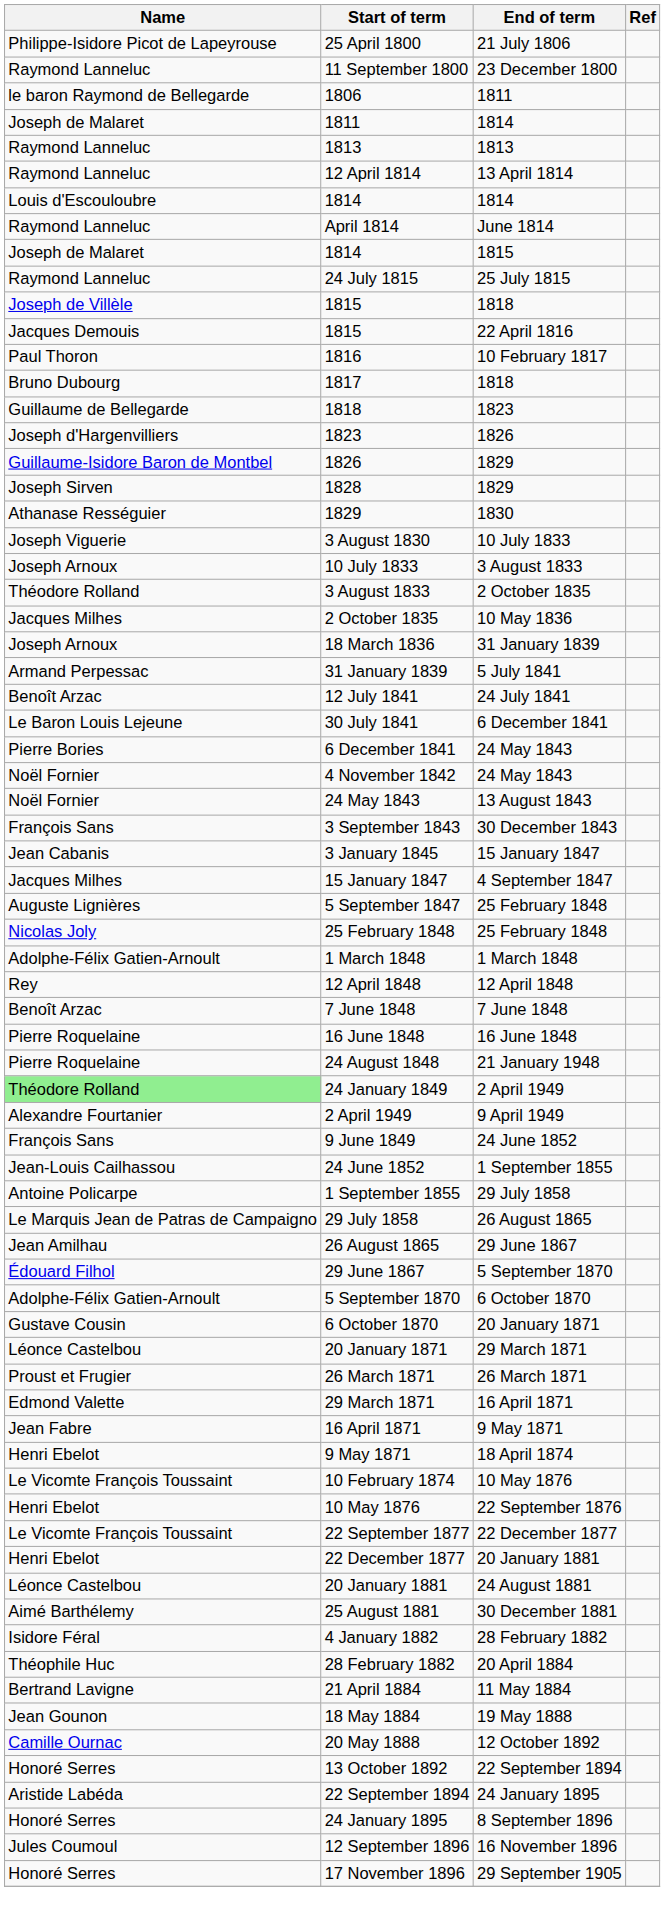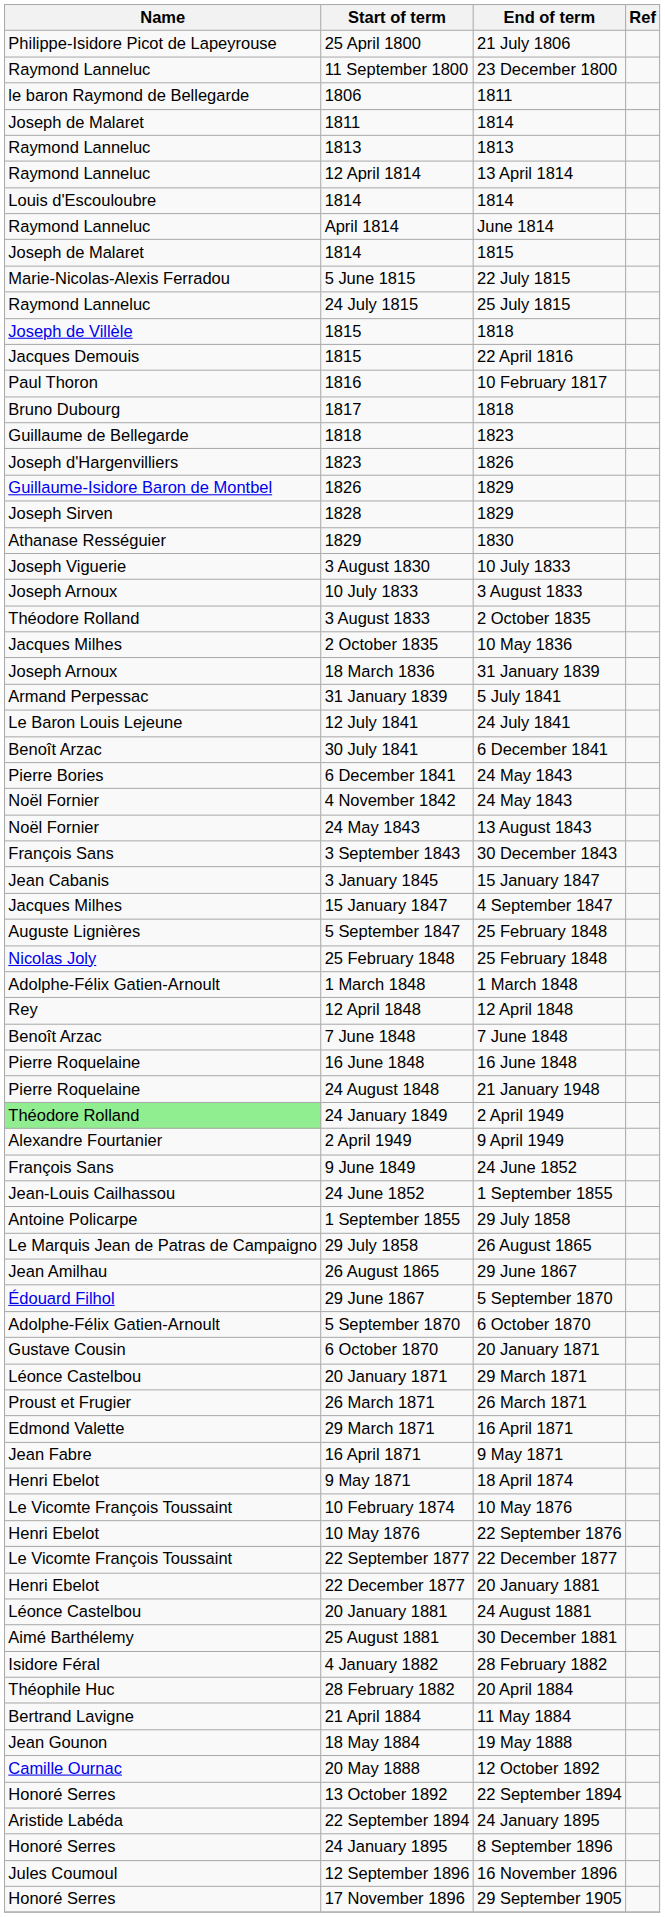+ row: (370, 278)
(55, 697) Benoît Arzac -> (95, 723) Le Baron Louis Lejeune
(95, 723) Le Baron Louis Lejeune -> (55, 749) Benoît Arzac
